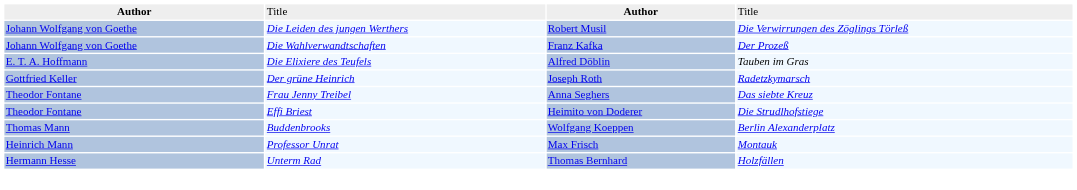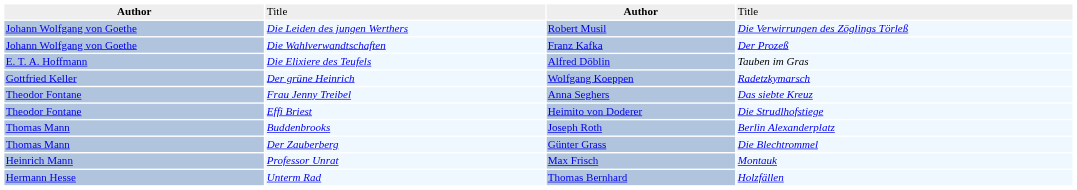(575, 78) Joseph Roth -> (591, 78) Wolfgang Koeppen
(591, 128) Wolfgang Koeppen -> (575, 128) Joseph Roth
+ row: (303, 144)
